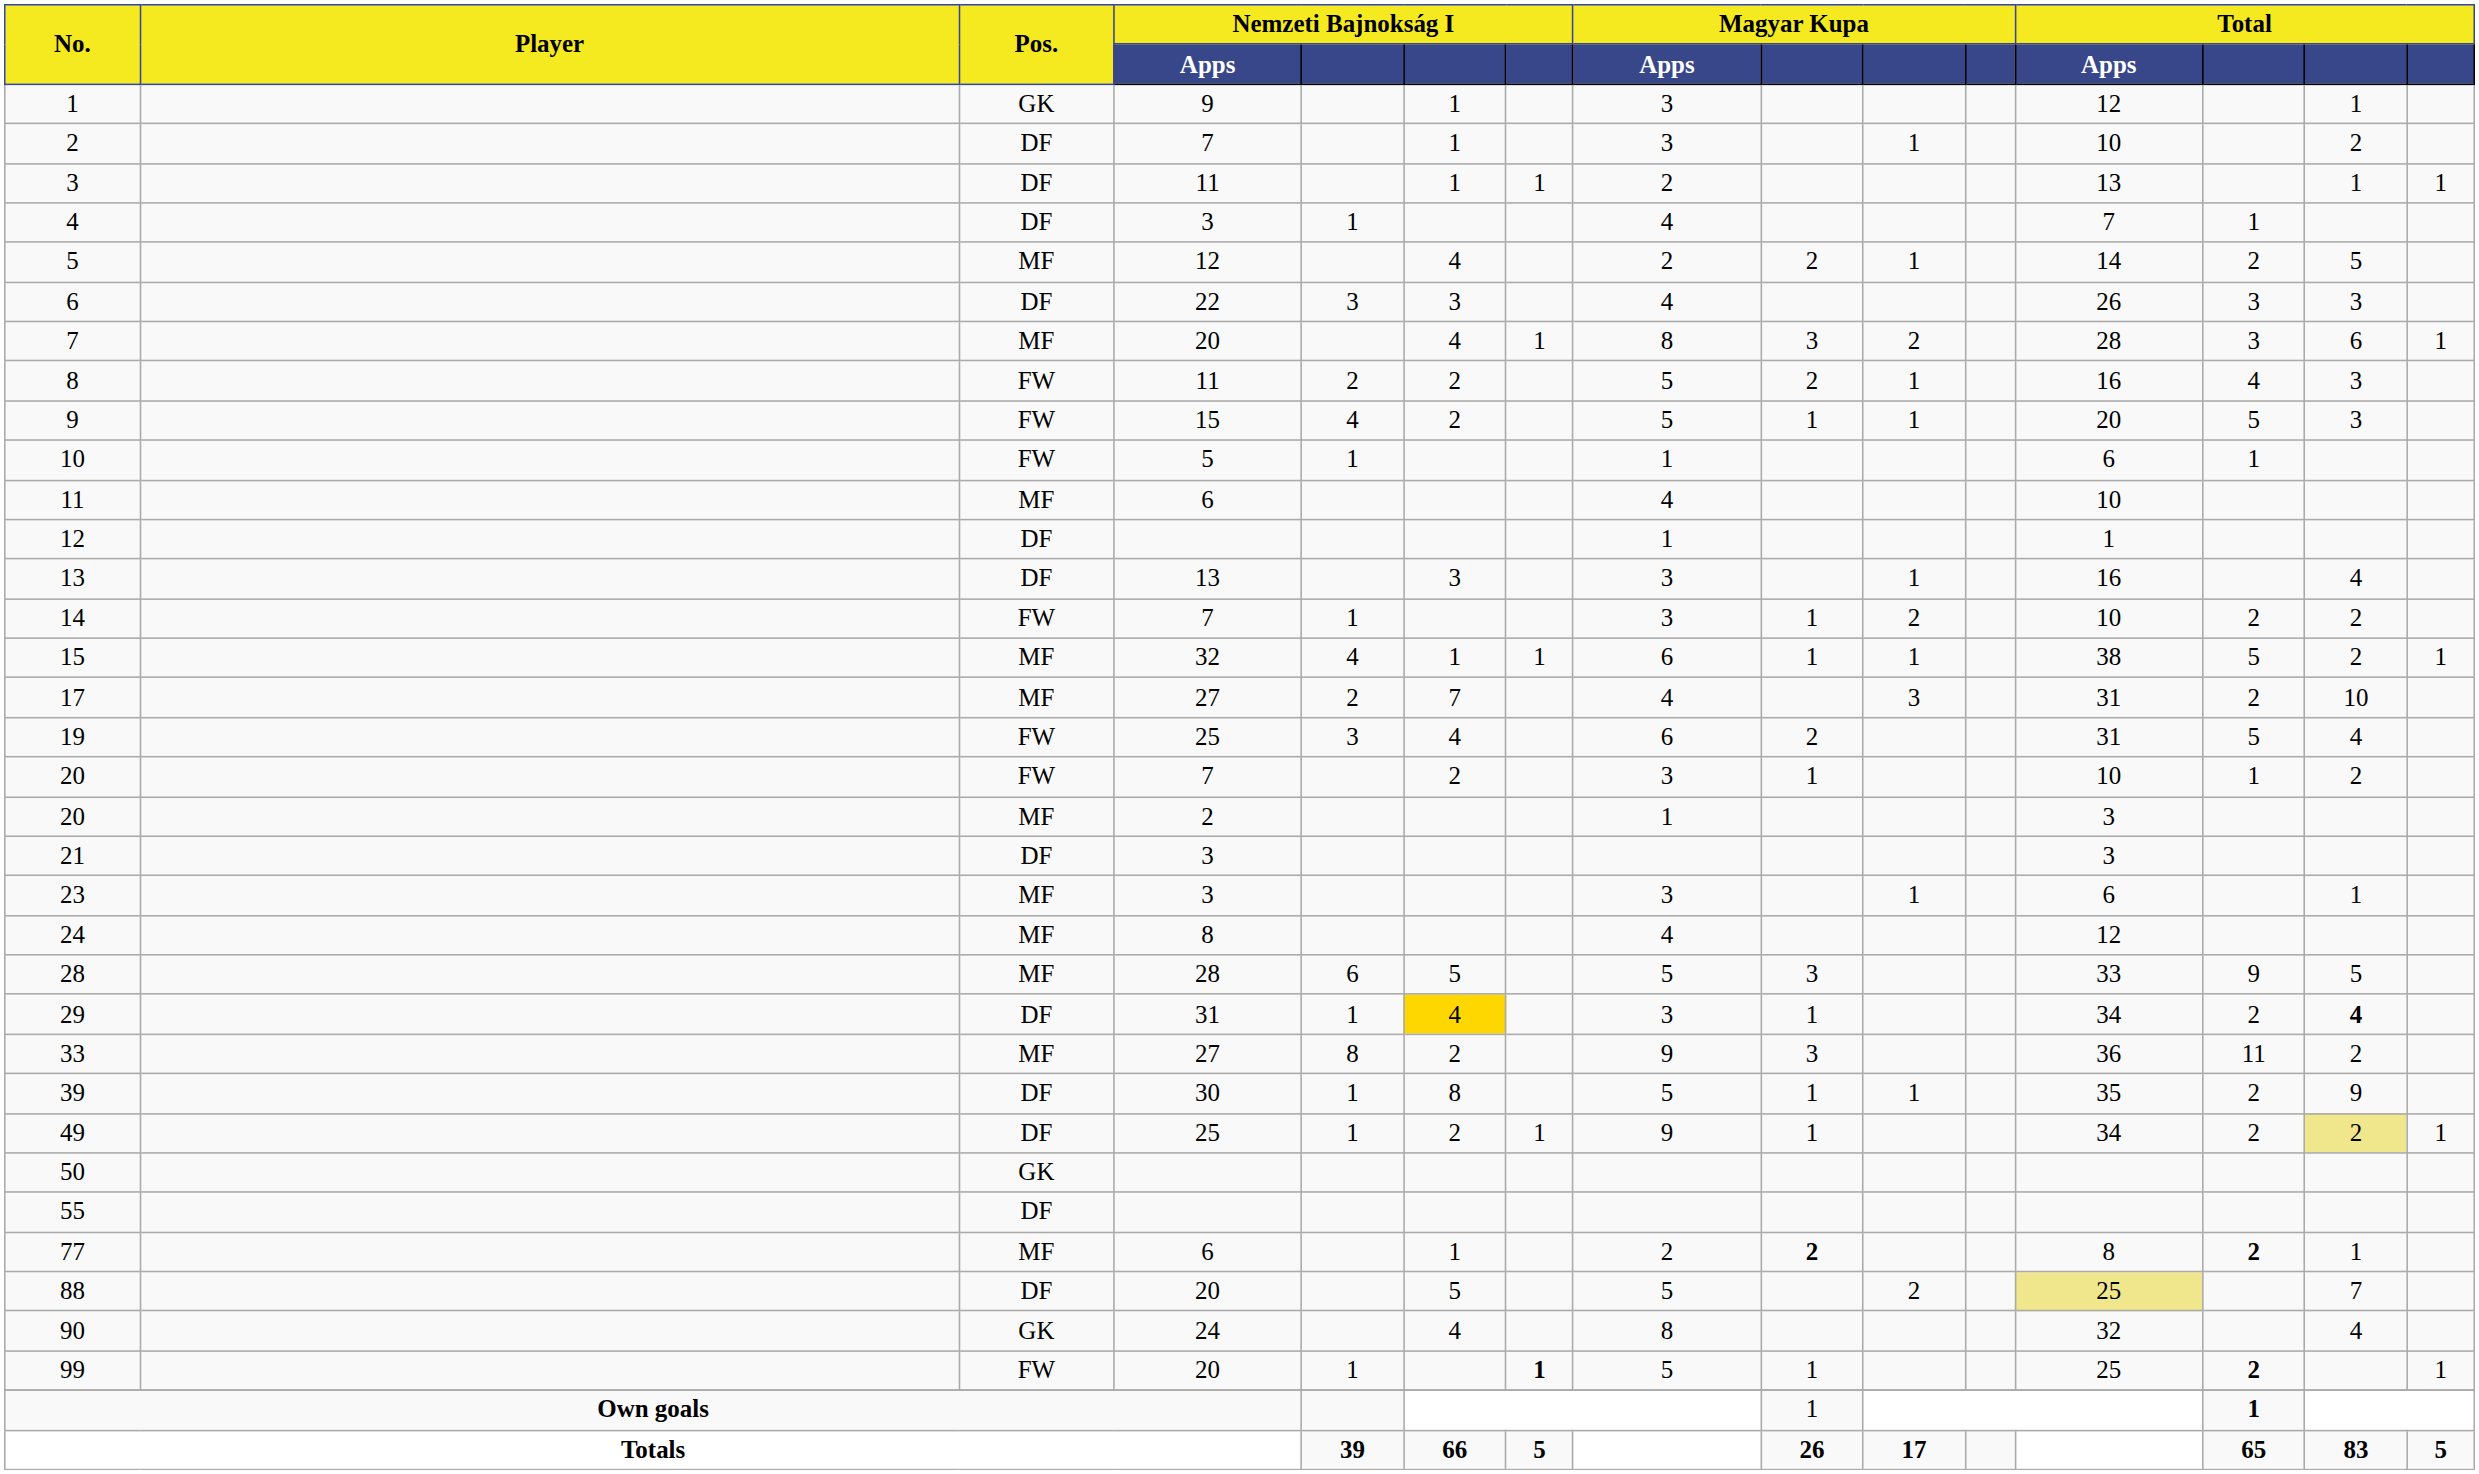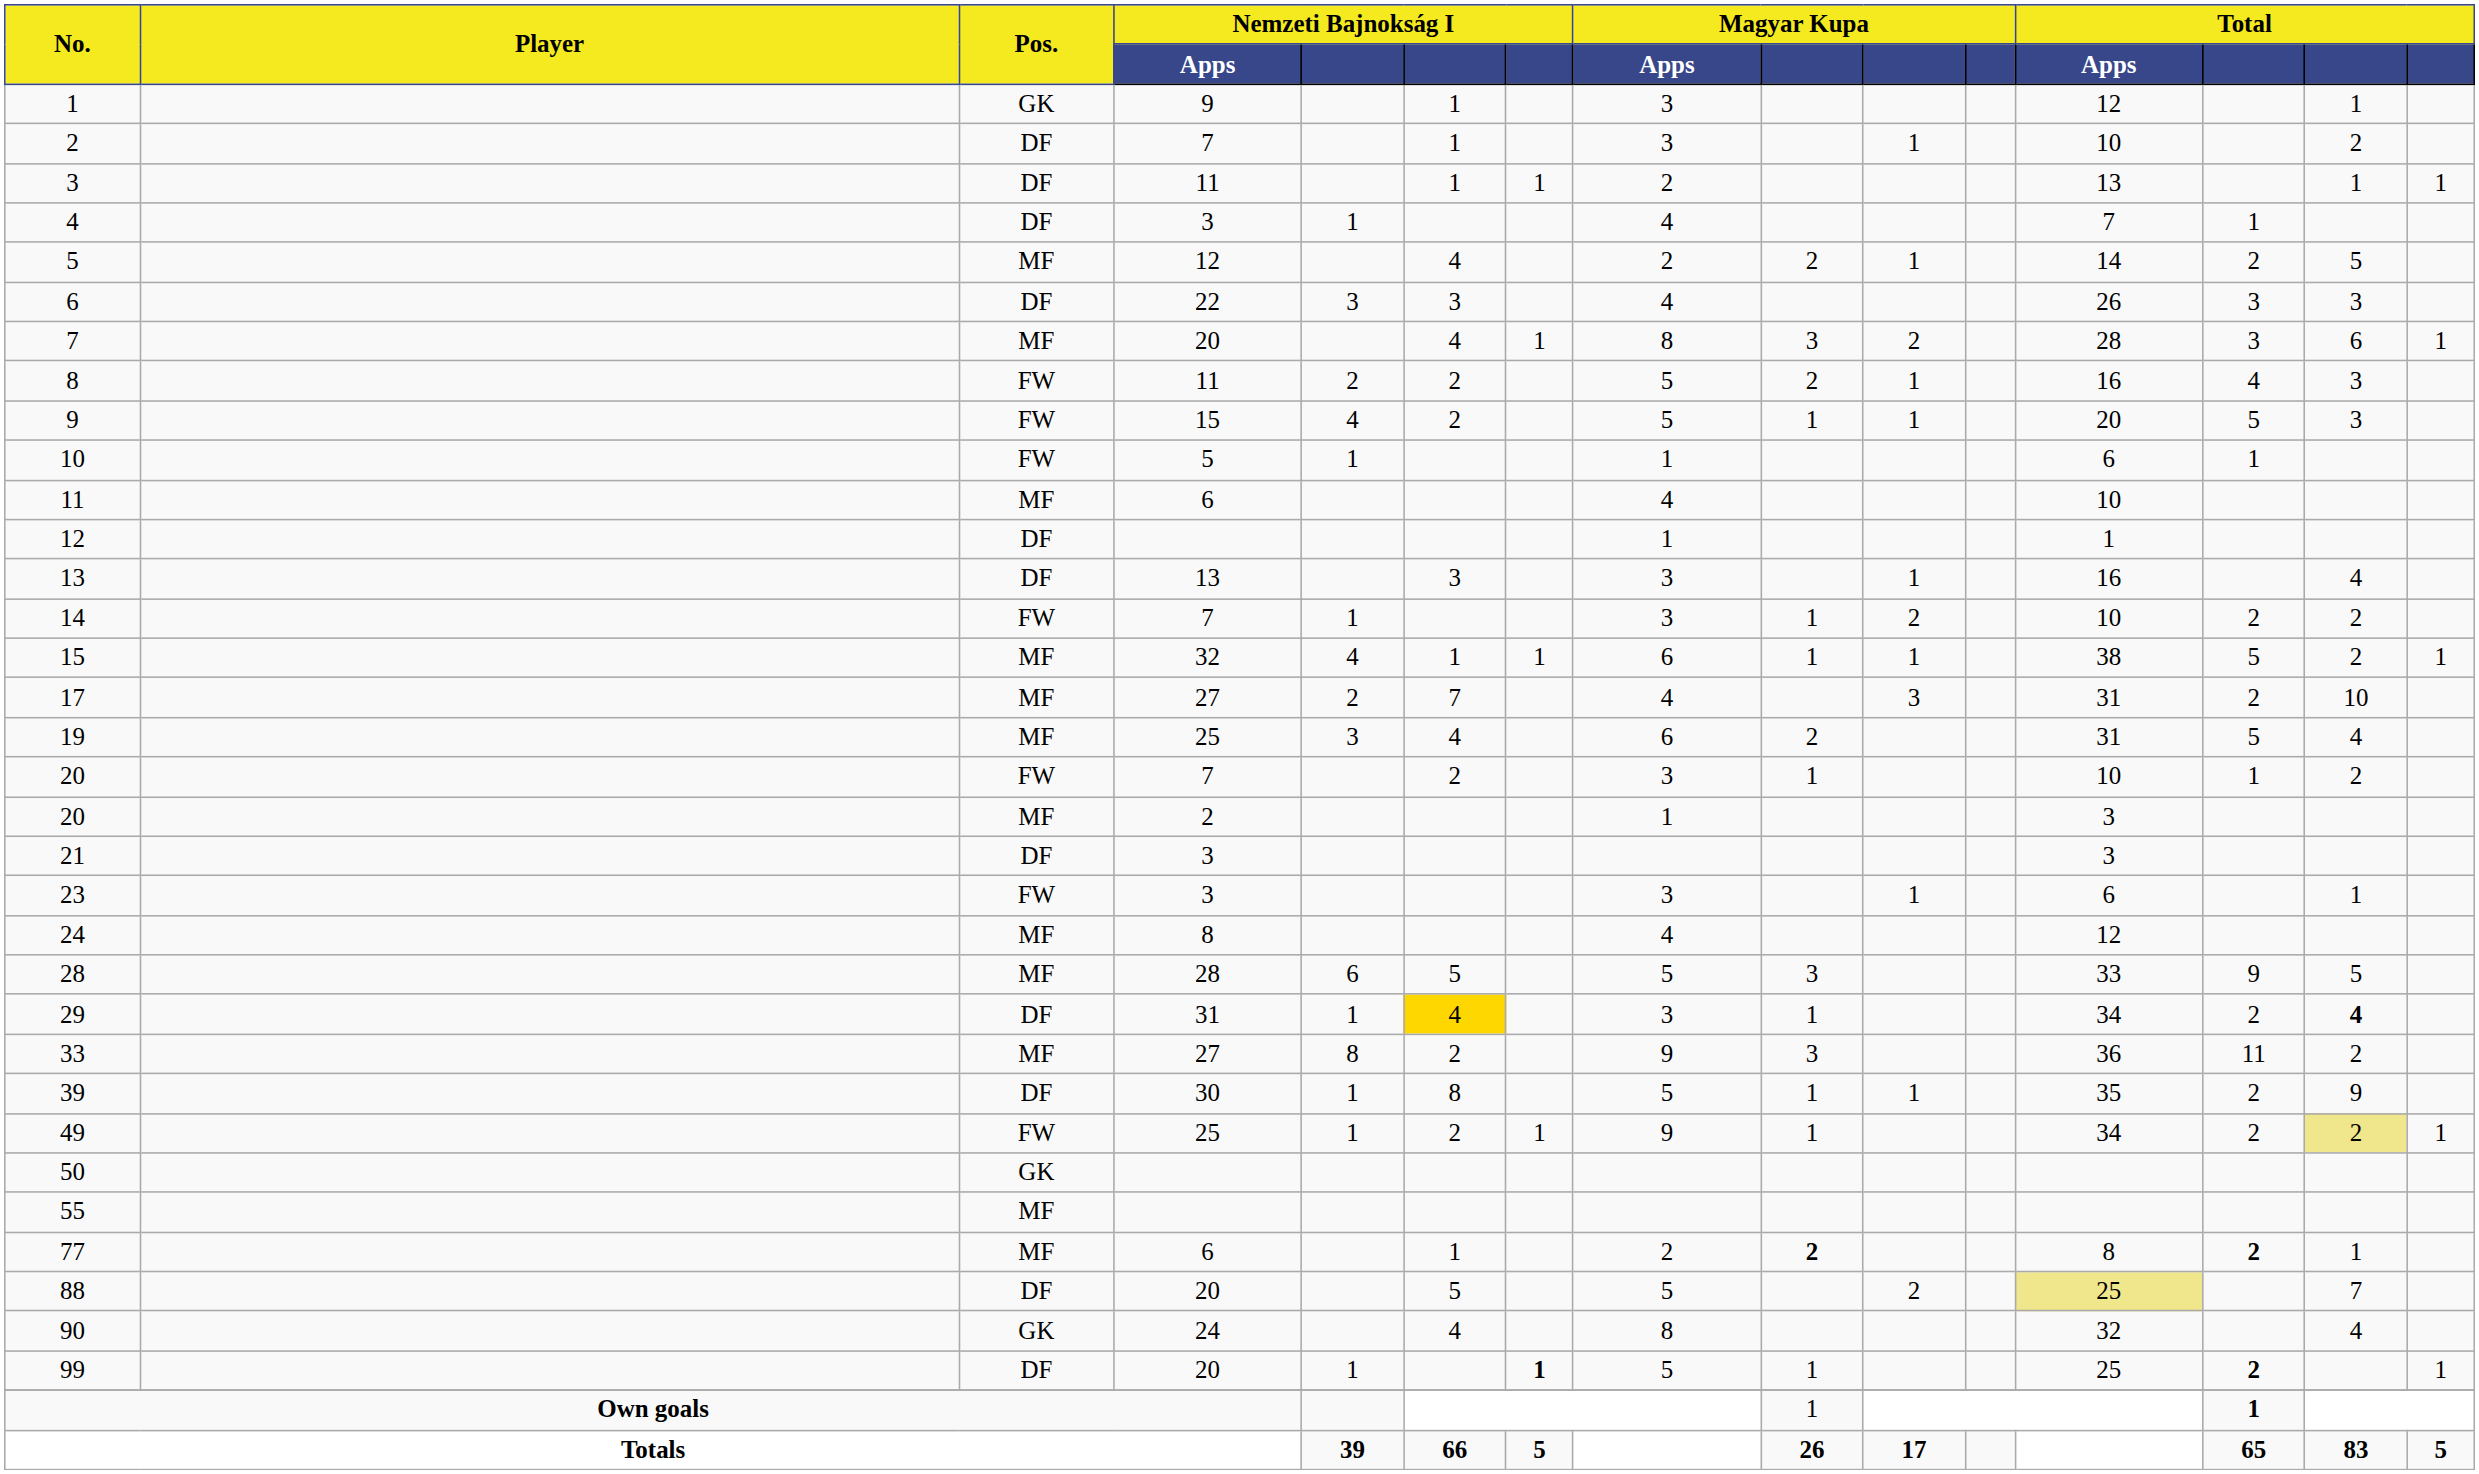(1036, 736) FW -> (1036, 736) MF
(1036, 895) MF -> (1036, 895) FW
(1036, 1132) DF -> (1036, 1132) FW
(1036, 1211) DF -> (1036, 1211) MF
(1036, 1370) FW -> (1036, 1370) DF
